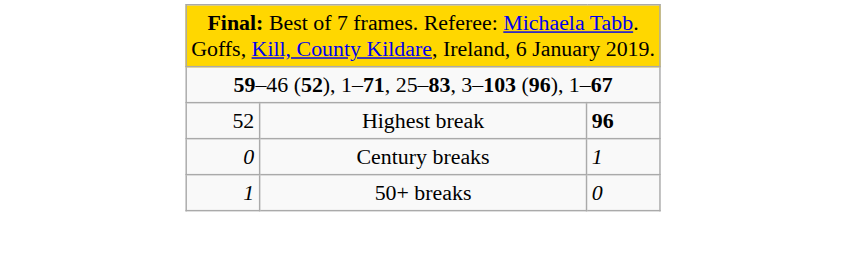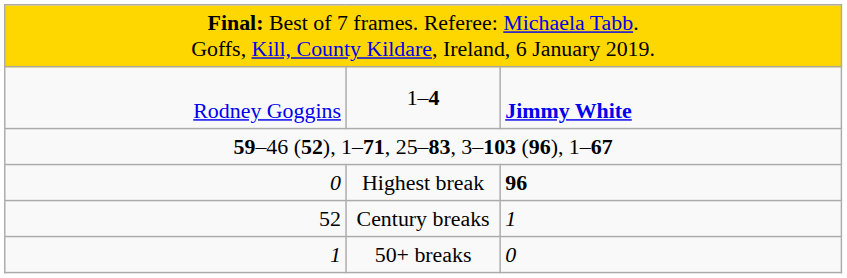+ row: (423, 97)
(243, 120) 52 -> (335, 182) 0
(249, 156) 0 -> (330, 218) 52
